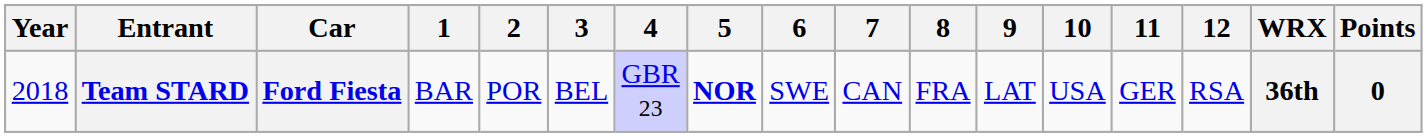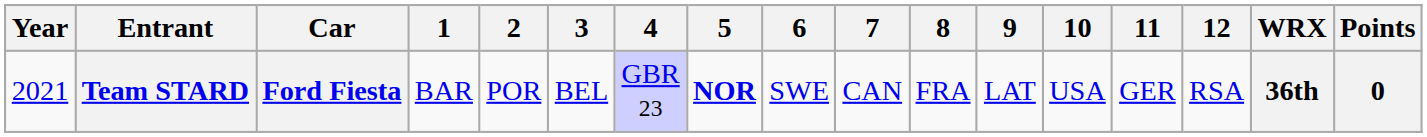(40, 90) 2018 -> (40, 90) 2021
